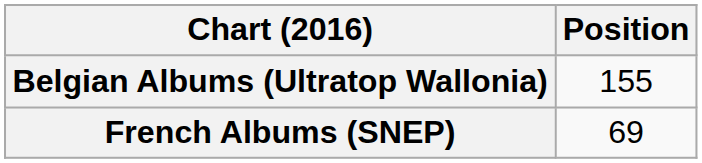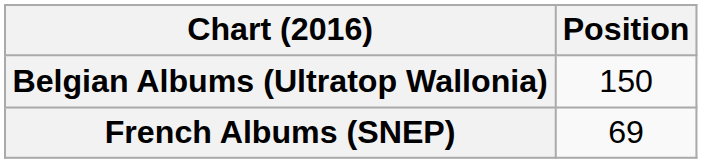(626, 81) 155 -> (626, 81) 150
